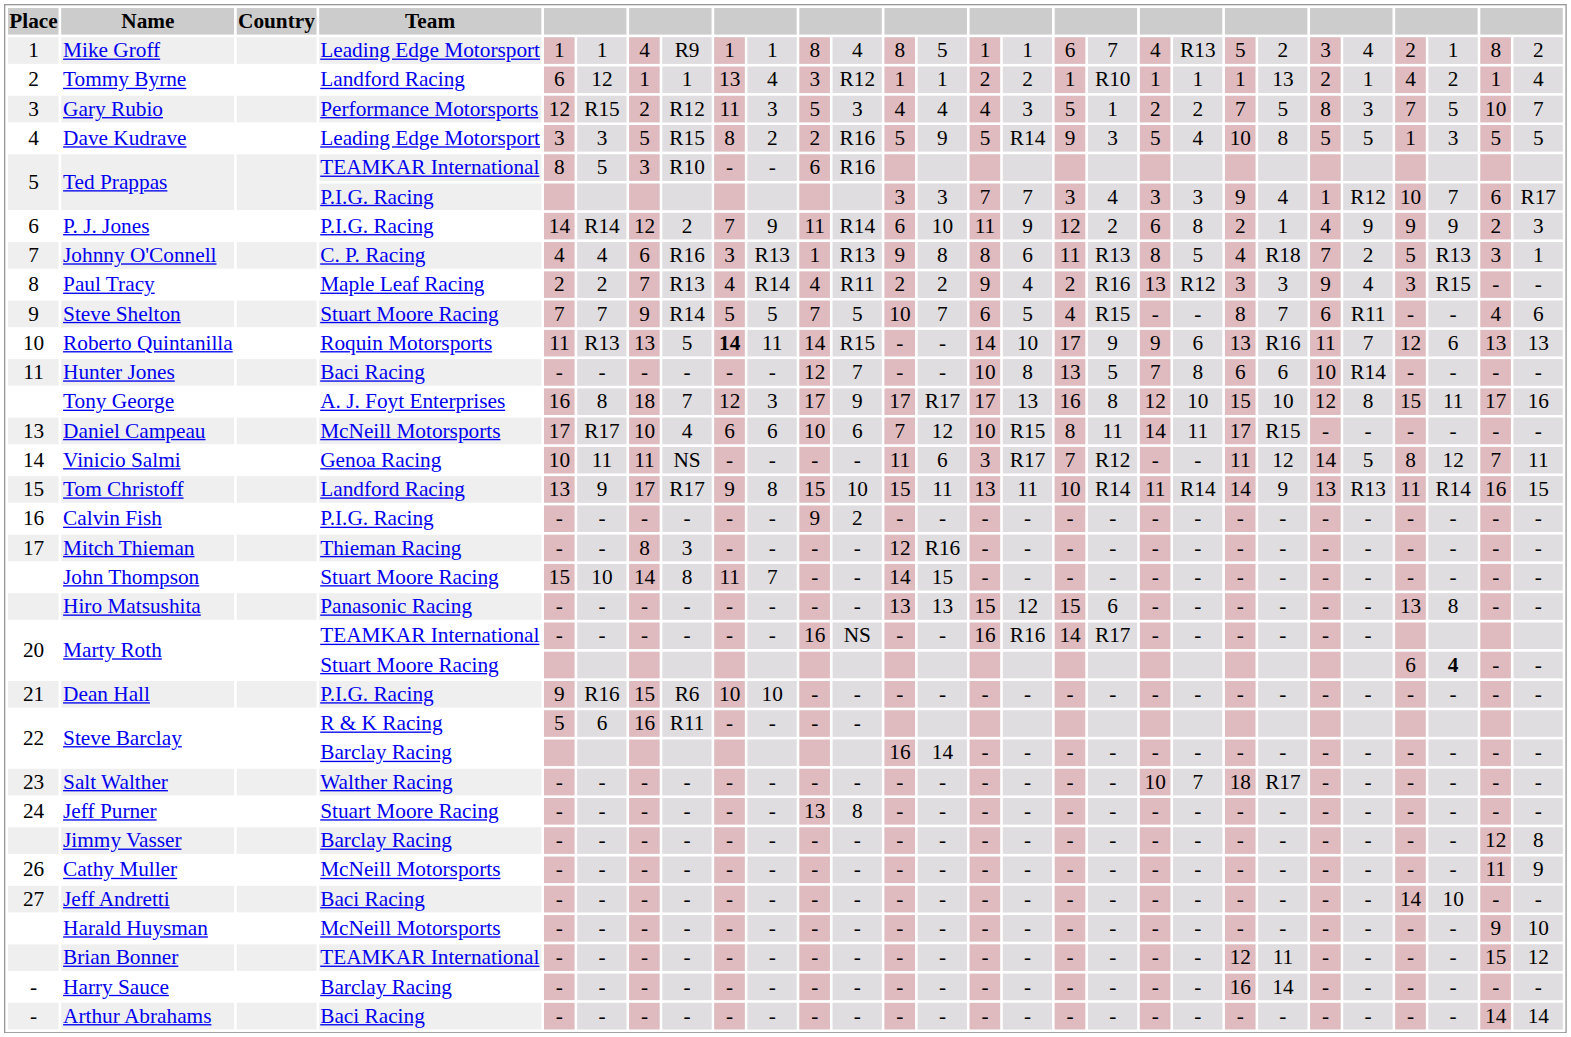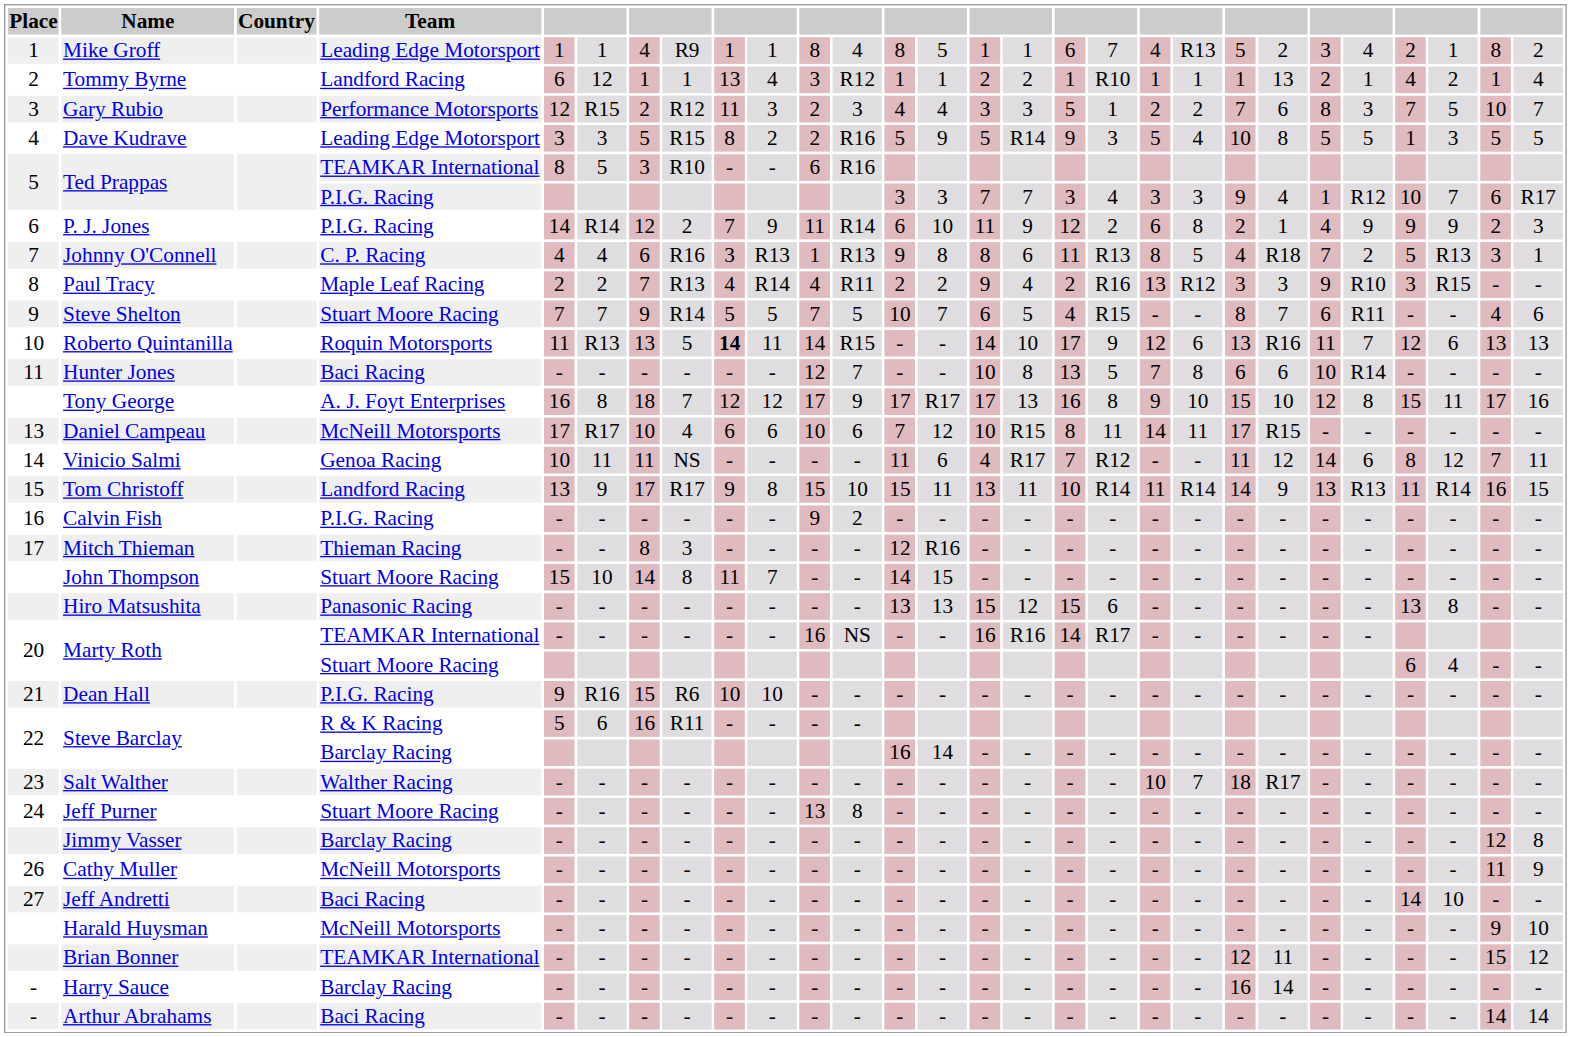(815, 108) 5 -> (815, 108) 2
(985, 108) 4 -> (985, 108) 3
(1283, 108) 5 -> (1283, 108) 6
(1368, 284) 4 -> (1368, 284) R10
(1155, 342) 9 -> (1155, 342) 12
(772, 401) 3 -> (772, 401) 12
(1155, 401) 12 -> (1155, 401) 9
(985, 460) 3 -> (985, 460) 4
(1368, 460) 5 -> (1368, 460) 6
(1453, 664) bold -> (1453, 664) normal
